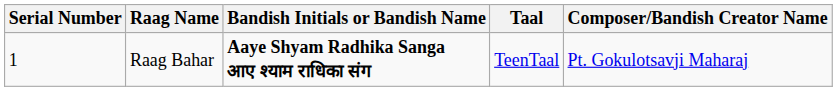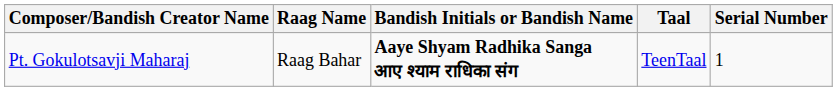columns swapped: (65, 18) <-> (698, 18)
